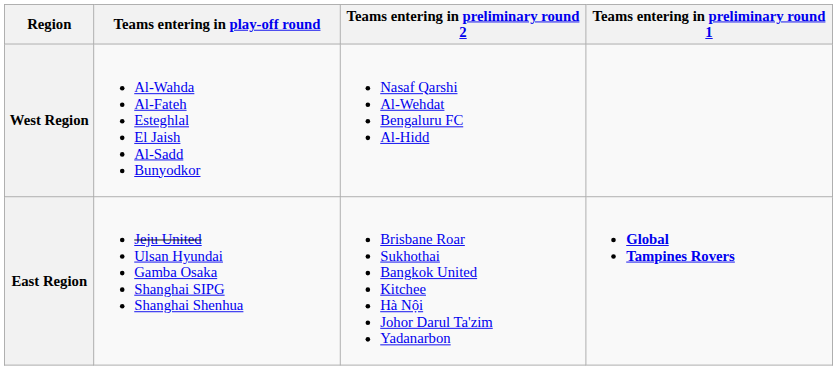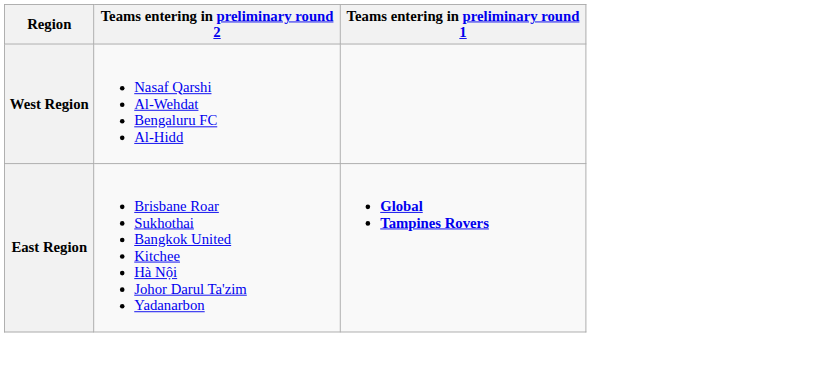- column: (217, 24)
